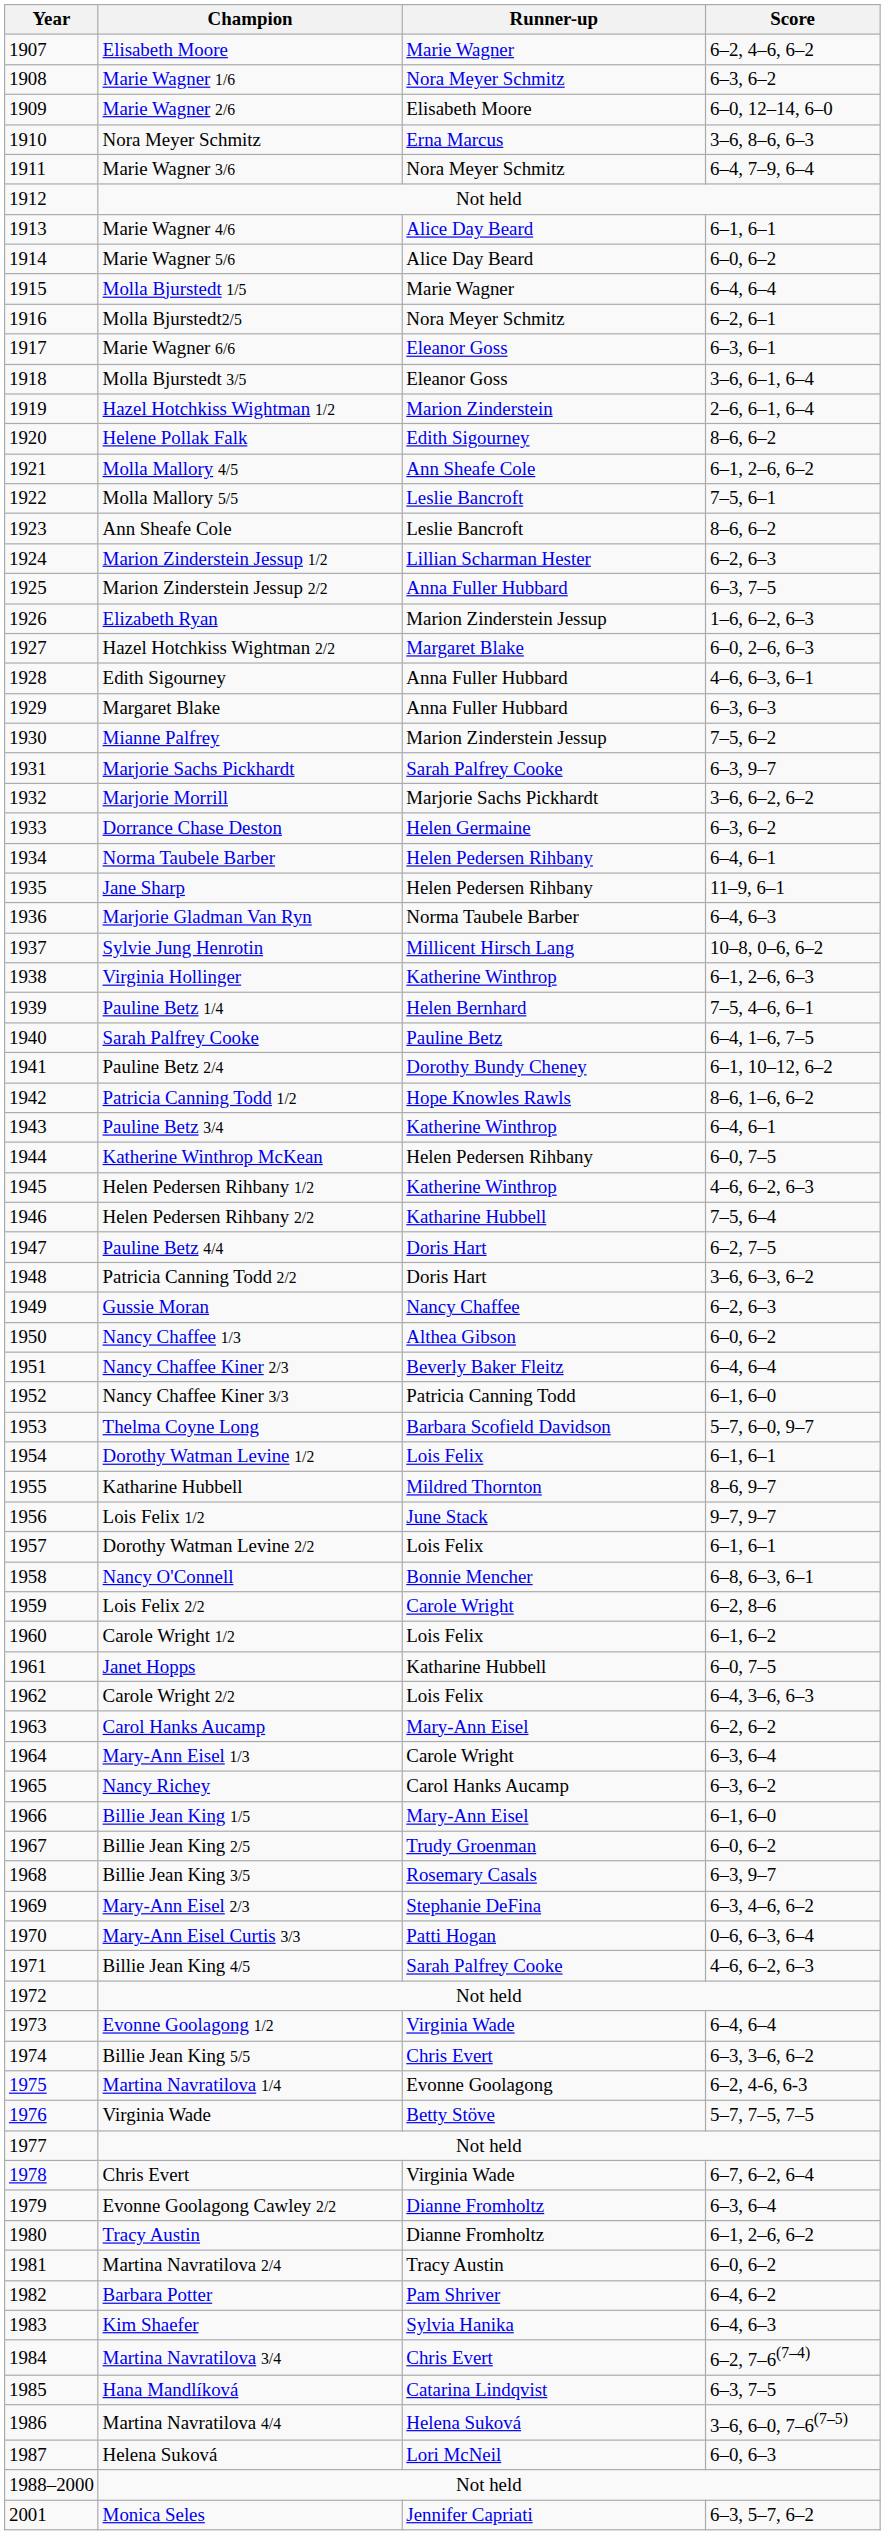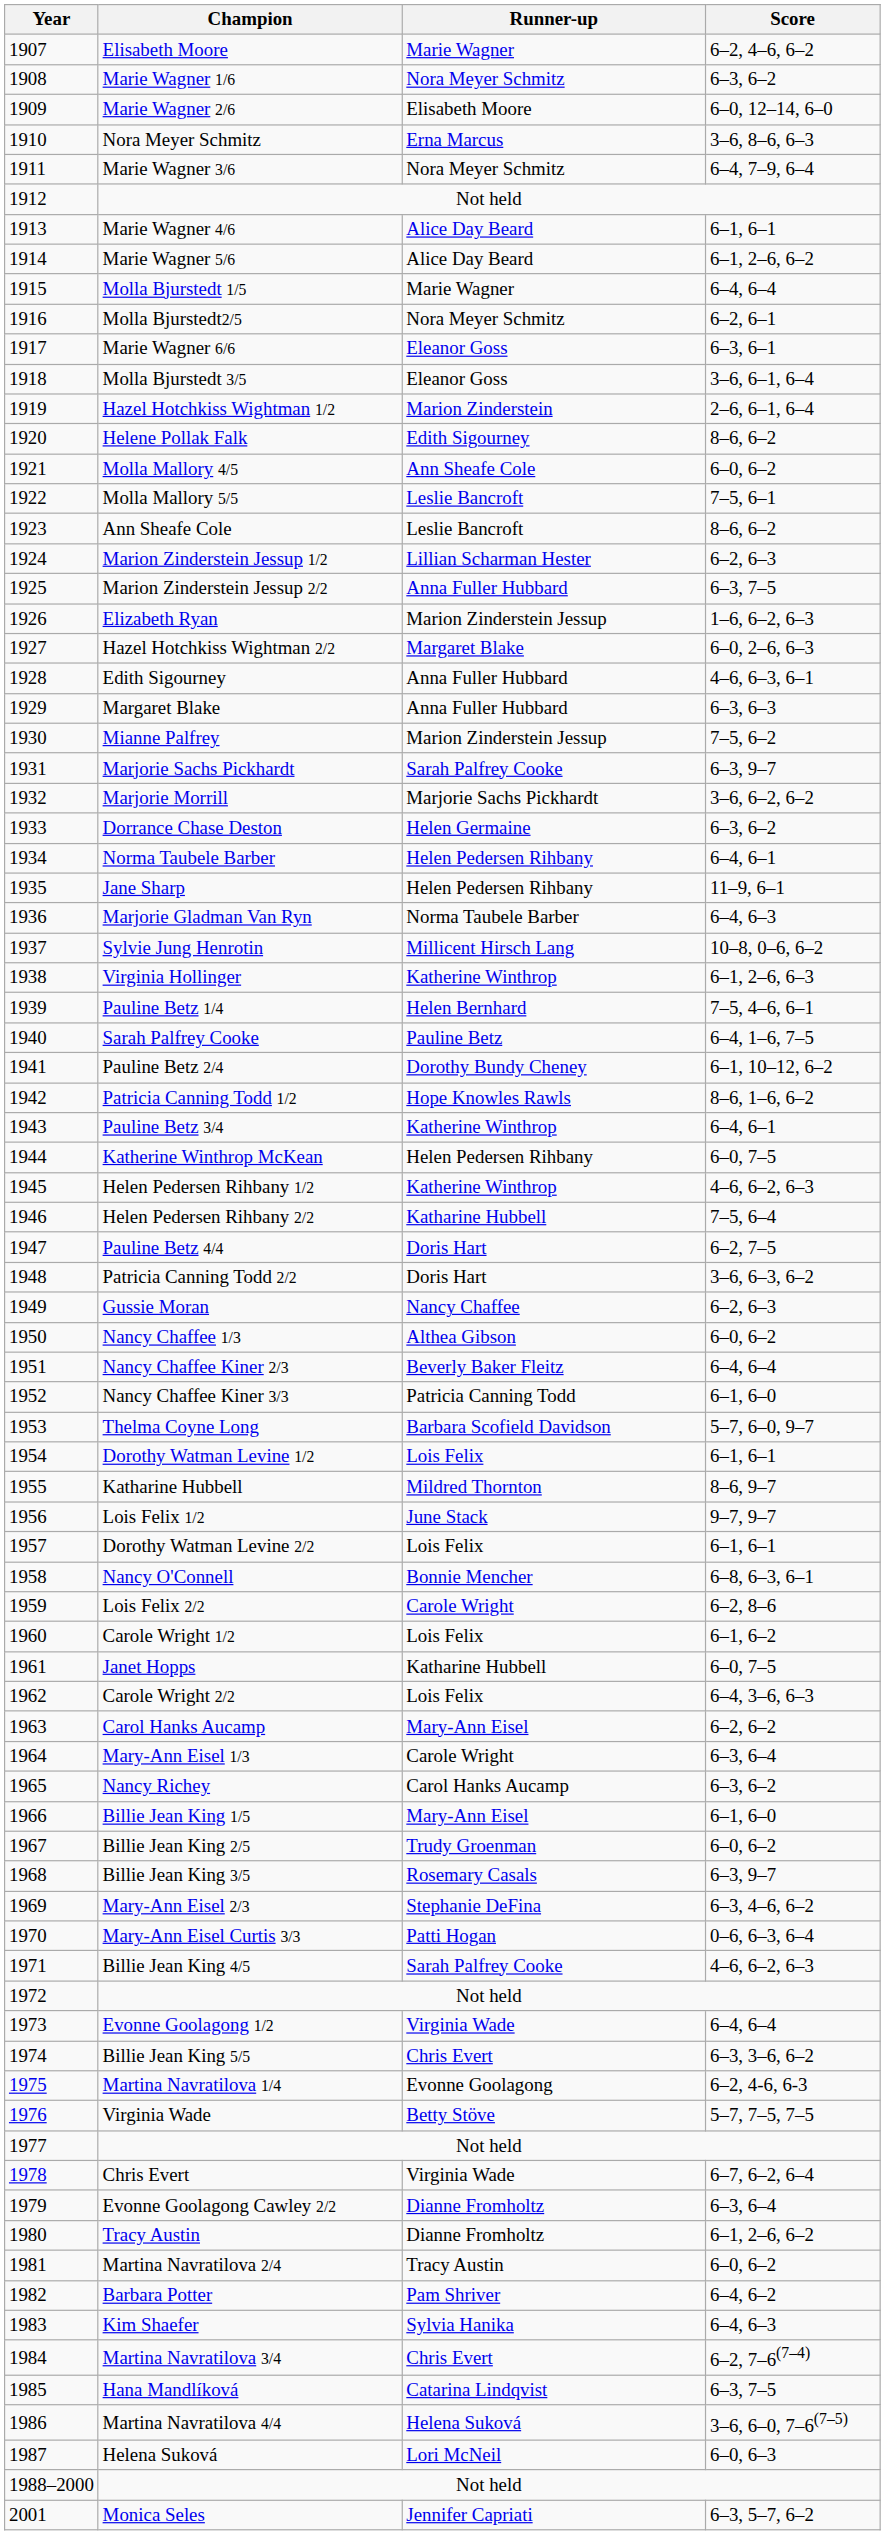(743, 259) 6–0, 6–2 -> (762, 259) 6–1, 2–6, 6–2
(762, 468) 6–1, 2–6, 6–2 -> (743, 468) 6–0, 6–2
